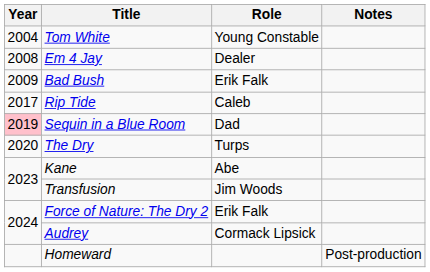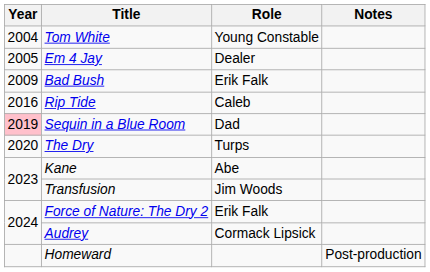(23, 59) 2008 -> (23, 59) 2005
(23, 102) 2017 -> (23, 102) 2016
